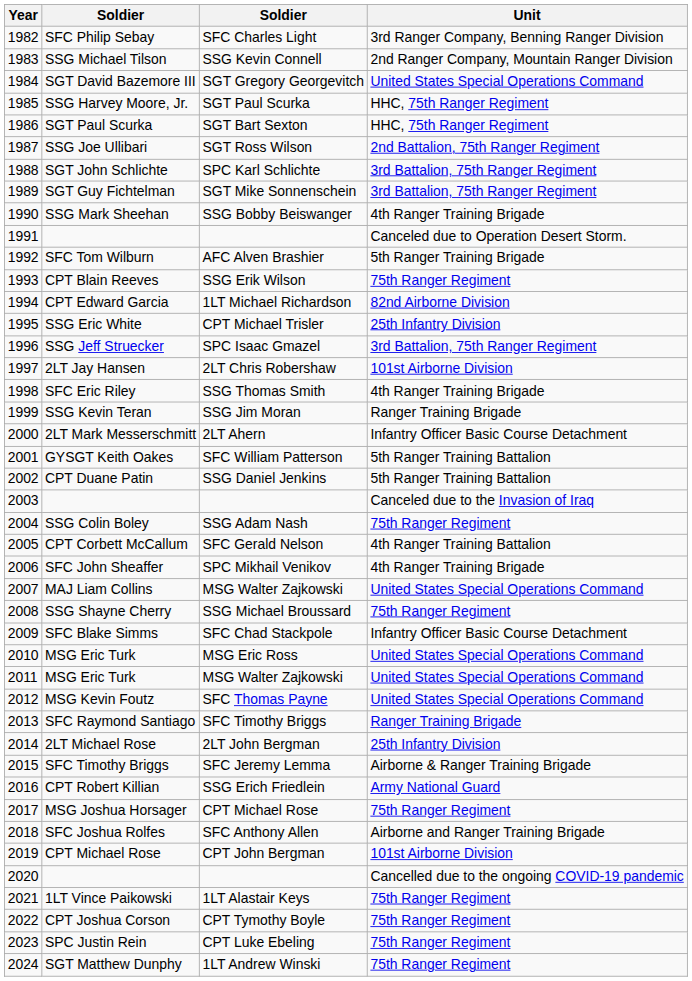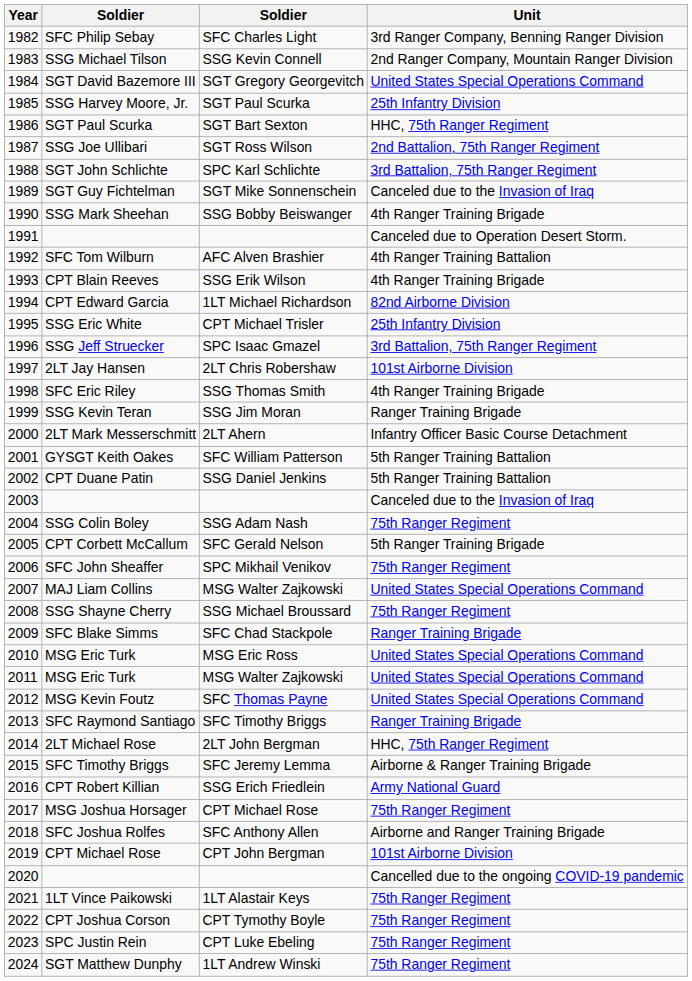(459, 103) HHC, 75th Ranger Regiment -> (435, 103) 25th Infantry Division
(483, 192) 3rd Battalion, 75th Ranger Regiment -> (482, 192) Canceled due to the Invasion of Iraq
(457, 258) 5th Ranger Training Brigade -> (461, 258) 4th Ranger Training Battalion
(440, 280) 75th Ranger Regiment -> (457, 280) 4th Ranger Training Brigade
(461, 545) 4th Ranger Training Battalion -> (457, 545) 5th Ranger Training Brigade
(457, 567) 4th Ranger Training Brigade -> (440, 567) 75th Ranger Regiment
(499, 633) Infantry Officer Basic Course Detachment -> (446, 633) Ranger Training Brigade
(435, 744) 25th Infantry Division -> (459, 744) HHC, 75th Ranger Regiment
